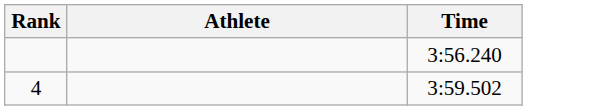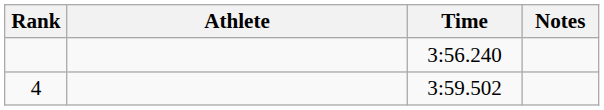+ column: (560, 21)
